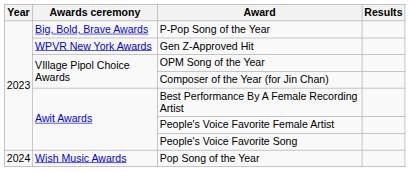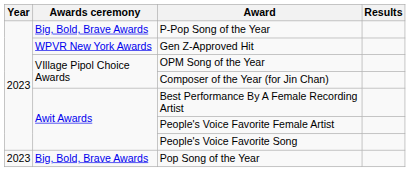(19, 158) 2024 -> (19, 158) 2023
(81, 158) Wish Music Awards -> (92, 158) Big, Bold, Brave Awards
